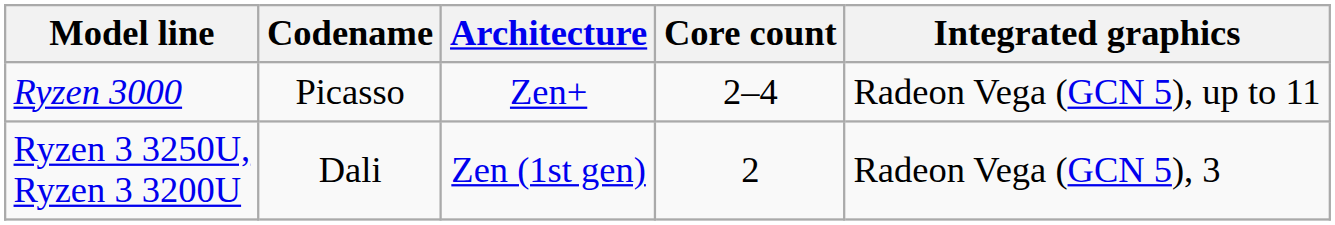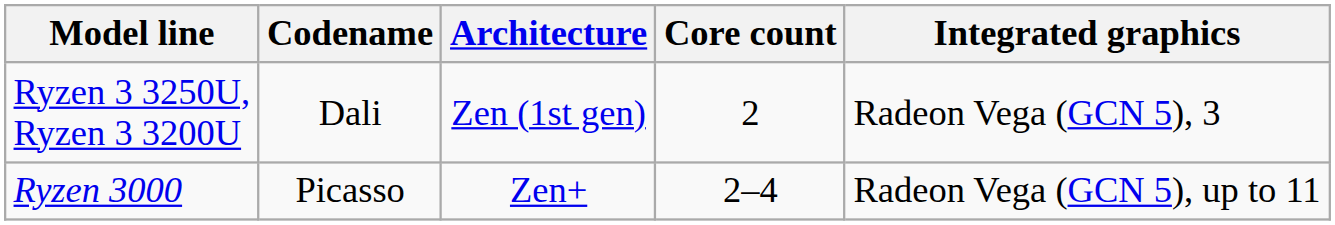rows swapped: (98, 91) <-> (132, 169)
